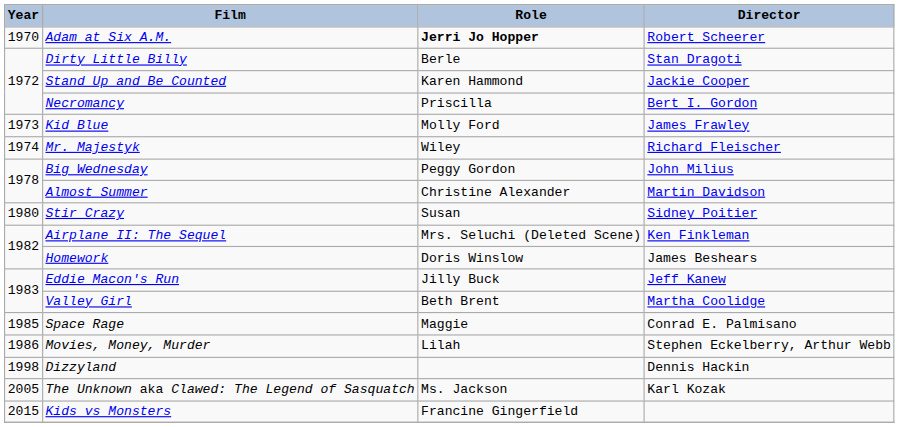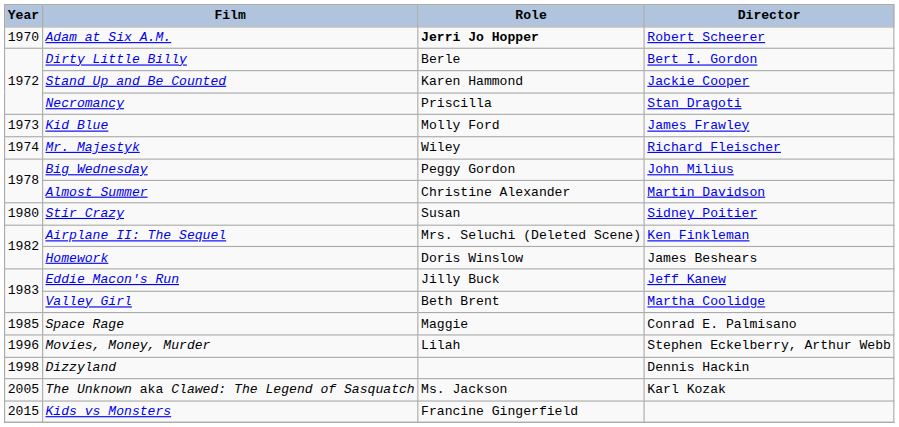(694, 59) Stan Dragoti -> (702, 59) Bert I. Gordon
(702, 103) Bert I. Gordon -> (694, 103) Stan Dragoti
(23, 345) 1986 -> (23, 345) 1996
